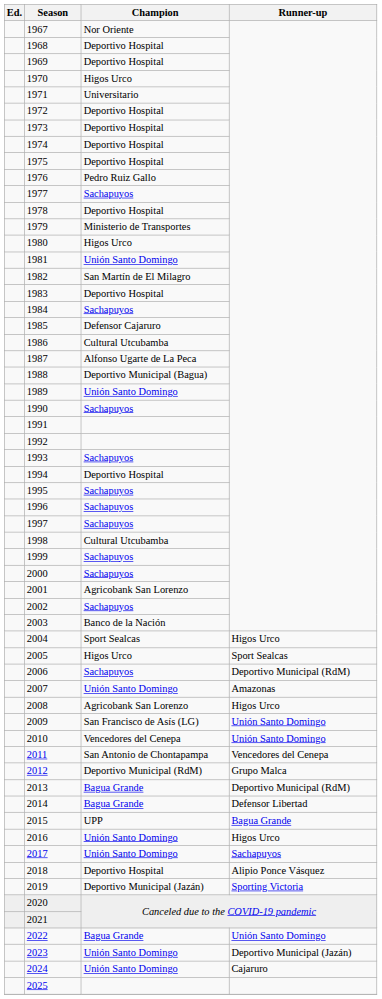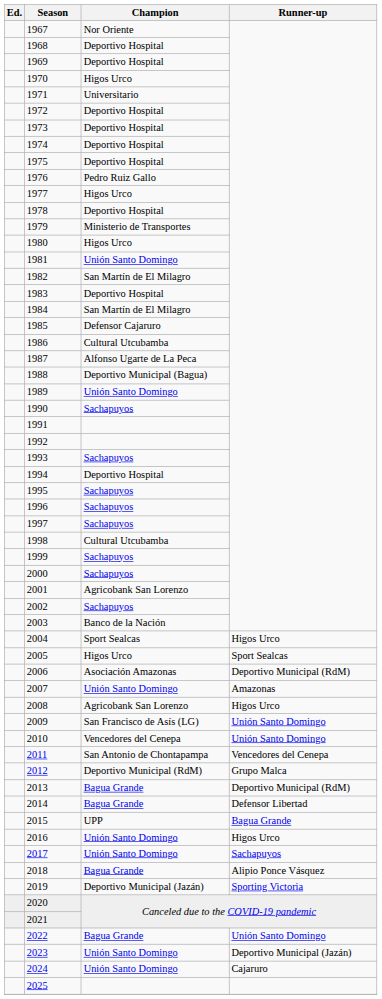(108, 194) Sachapuyos -> (108, 194) Higos Urco
(108, 309) Sachapuyos -> (137, 309) San Martín de El Milagro
(108, 672) Sachapuyos -> (130, 672) Asociación Amazonas
(124, 870) Deportivo Hospital -> (114, 870) Bagua Grande
